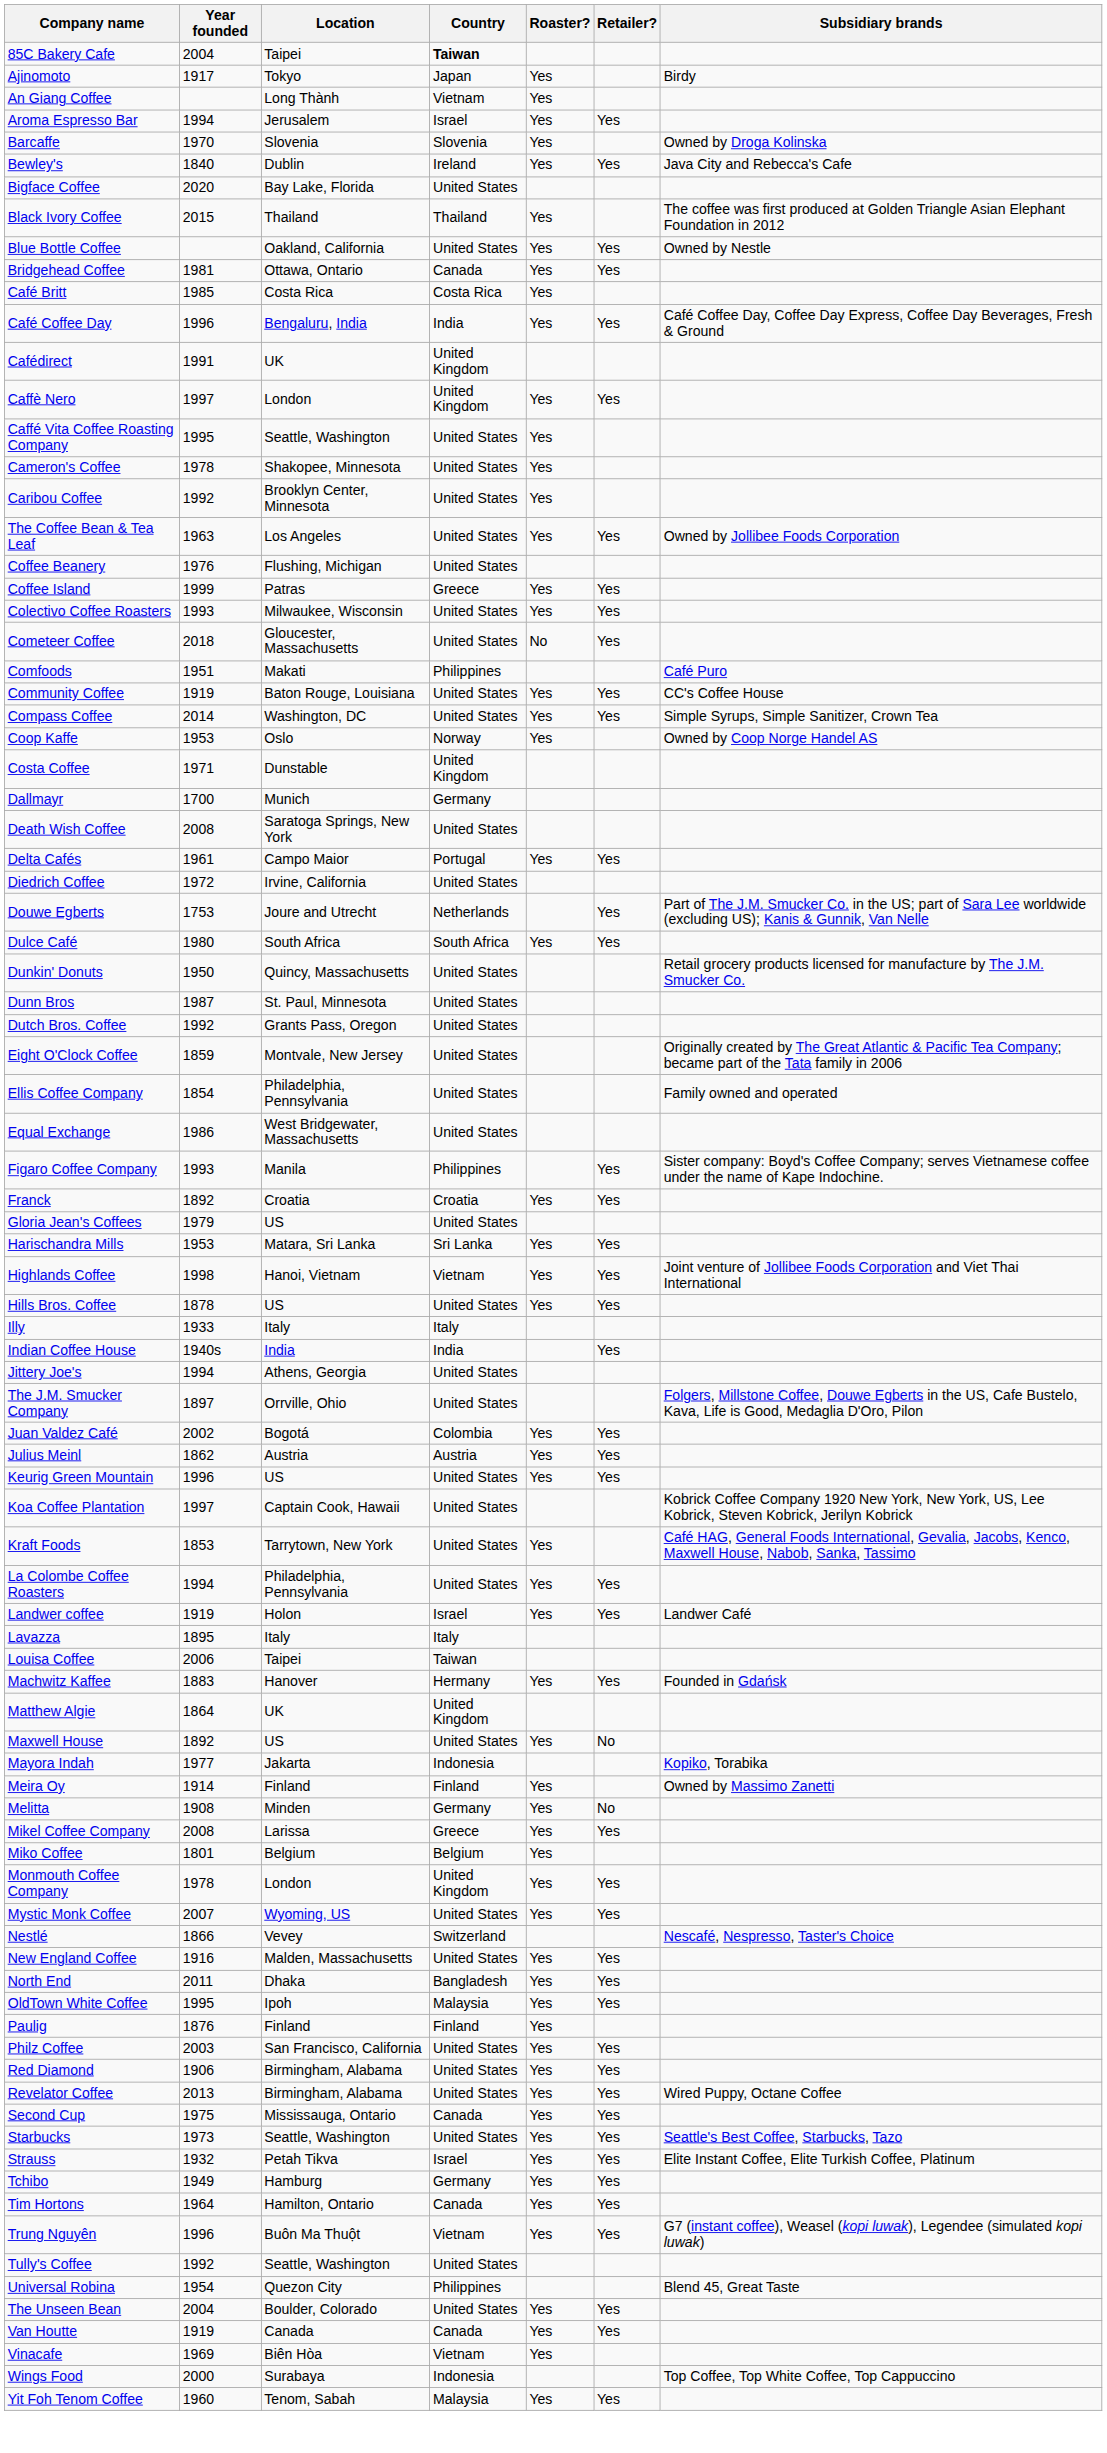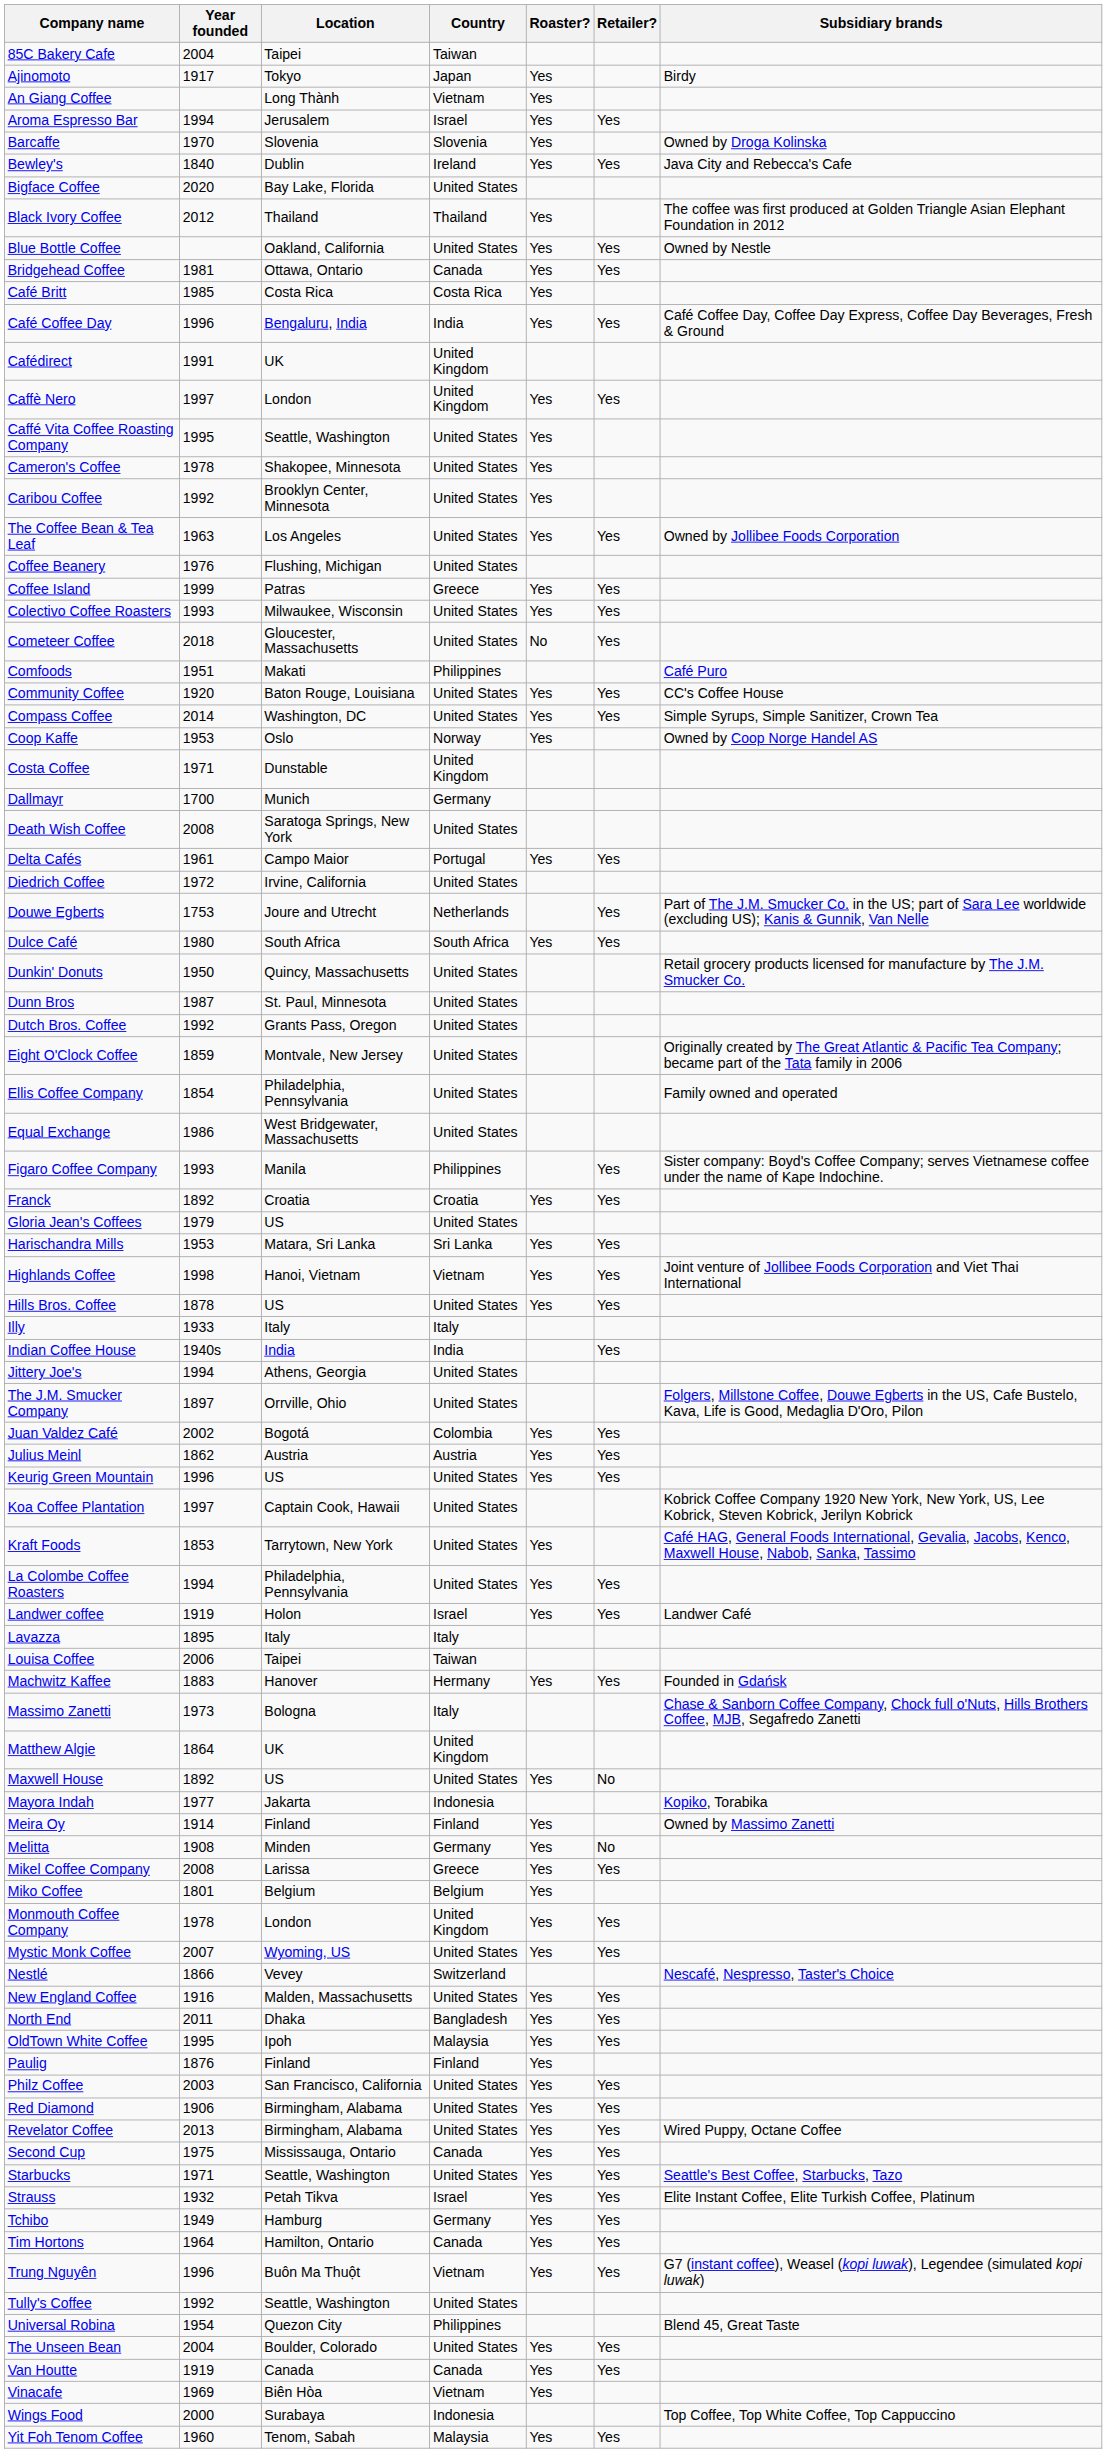(456, 53) bold -> (455, 53) normal
(198, 218) 2015 -> (198, 218) 2012
(198, 694) 1919 -> (198, 694) 1920
+ row: (59, 1711)
(198, 2137) 1973 -> (198, 2175) 1971
